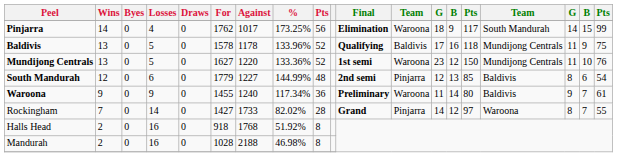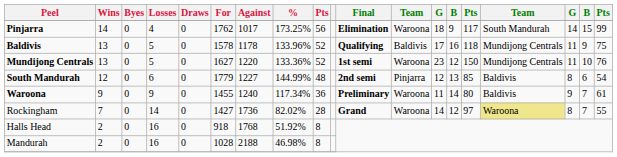(248, 110) 1733 -> (248, 110) 1736
(410, 110) Pinjarra -> (412, 110) Waroona
(501, 110) no background -> (501, 110) khaki background
